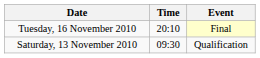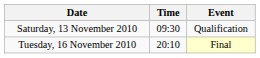rows swapped: (77, 45) <-> (77, 28)
